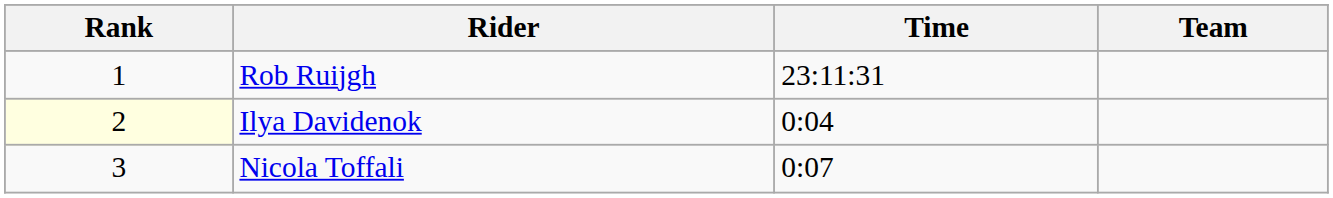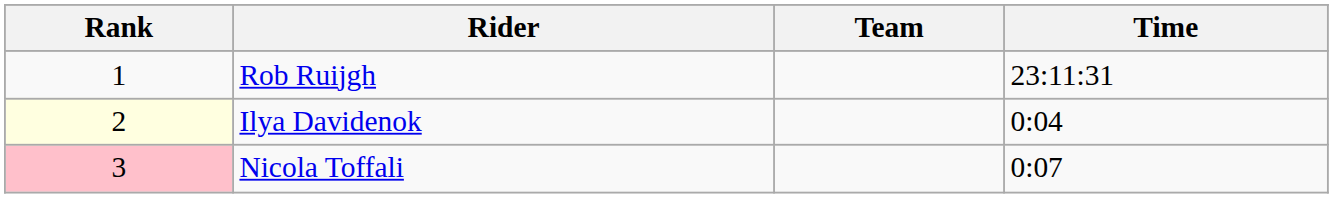columns swapped: (1213, 27) <-> (937, 27)
(119, 167) no background -> (119, 167) pink background
